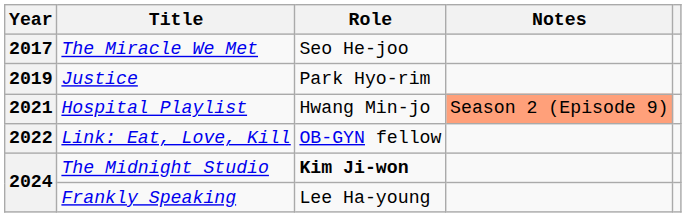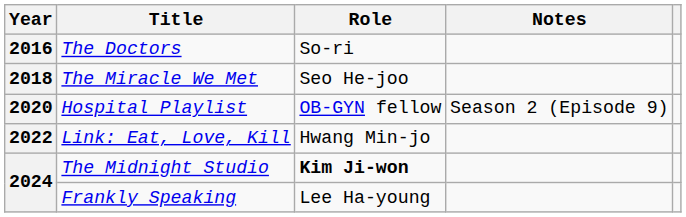+ row: (121, 49)
(31, 49) 2017 -> (31, 79) 2018
- row: (100, 79)
(31, 109) 2021 -> (31, 109) 2020
(365, 109) Hwang Min-jo -> (370, 109) OB-GYN fellow
(559, 109) lightsalmon background -> (559, 109) no background
(370, 138) OB-GYN fellow -> (365, 138) Hwang Min-jo
